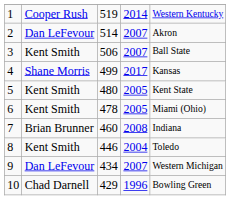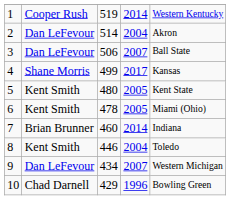(135, 33) 2007 -> (135, 33) 2004
(52, 52) Kent Smith -> (59, 52) Dan LeFevour
(135, 128) 2008 -> (135, 128) 2014
